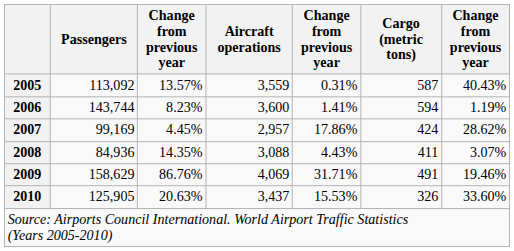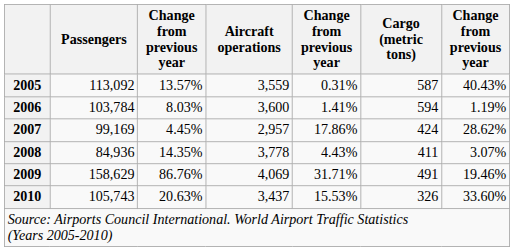(112, 107) 143,744 -> (112, 107) 103,784
(184, 107) 8.23% -> (184, 107) 8.03%
(274, 152) 3,088 -> (274, 152) 3,778
(112, 197) 125,905 -> (112, 197) 105,743
